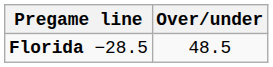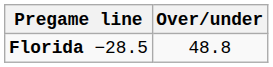(210, 48) 48.5 -> (210, 48) 48.8
